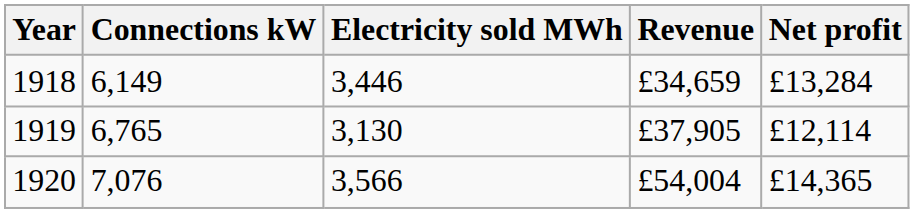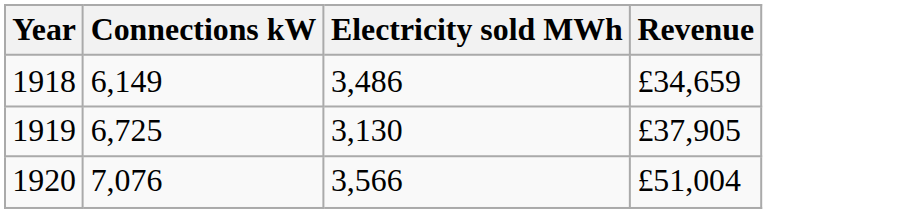- column: (835, 29)
(367, 80) 3,446 -> (367, 80) 3,486
(127, 130) 6,765 -> (127, 130) 6,725
(689, 181) £54,004 -> (689, 181) £51,004
